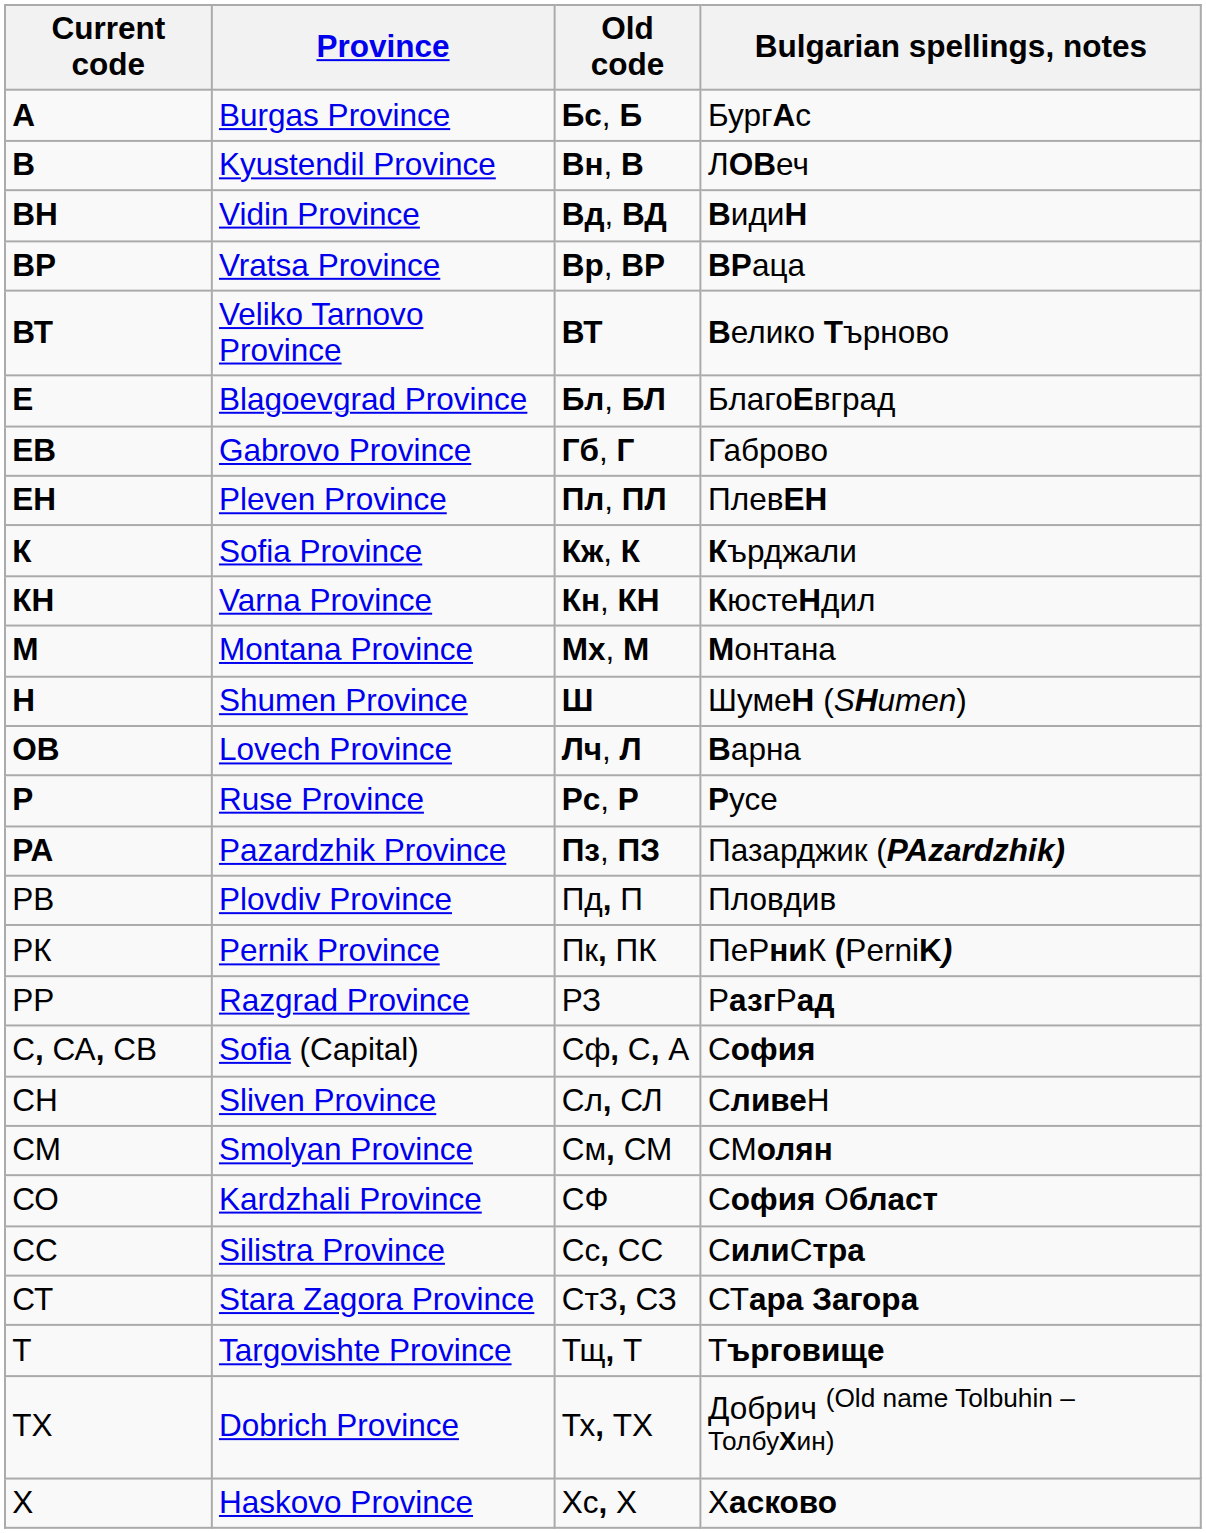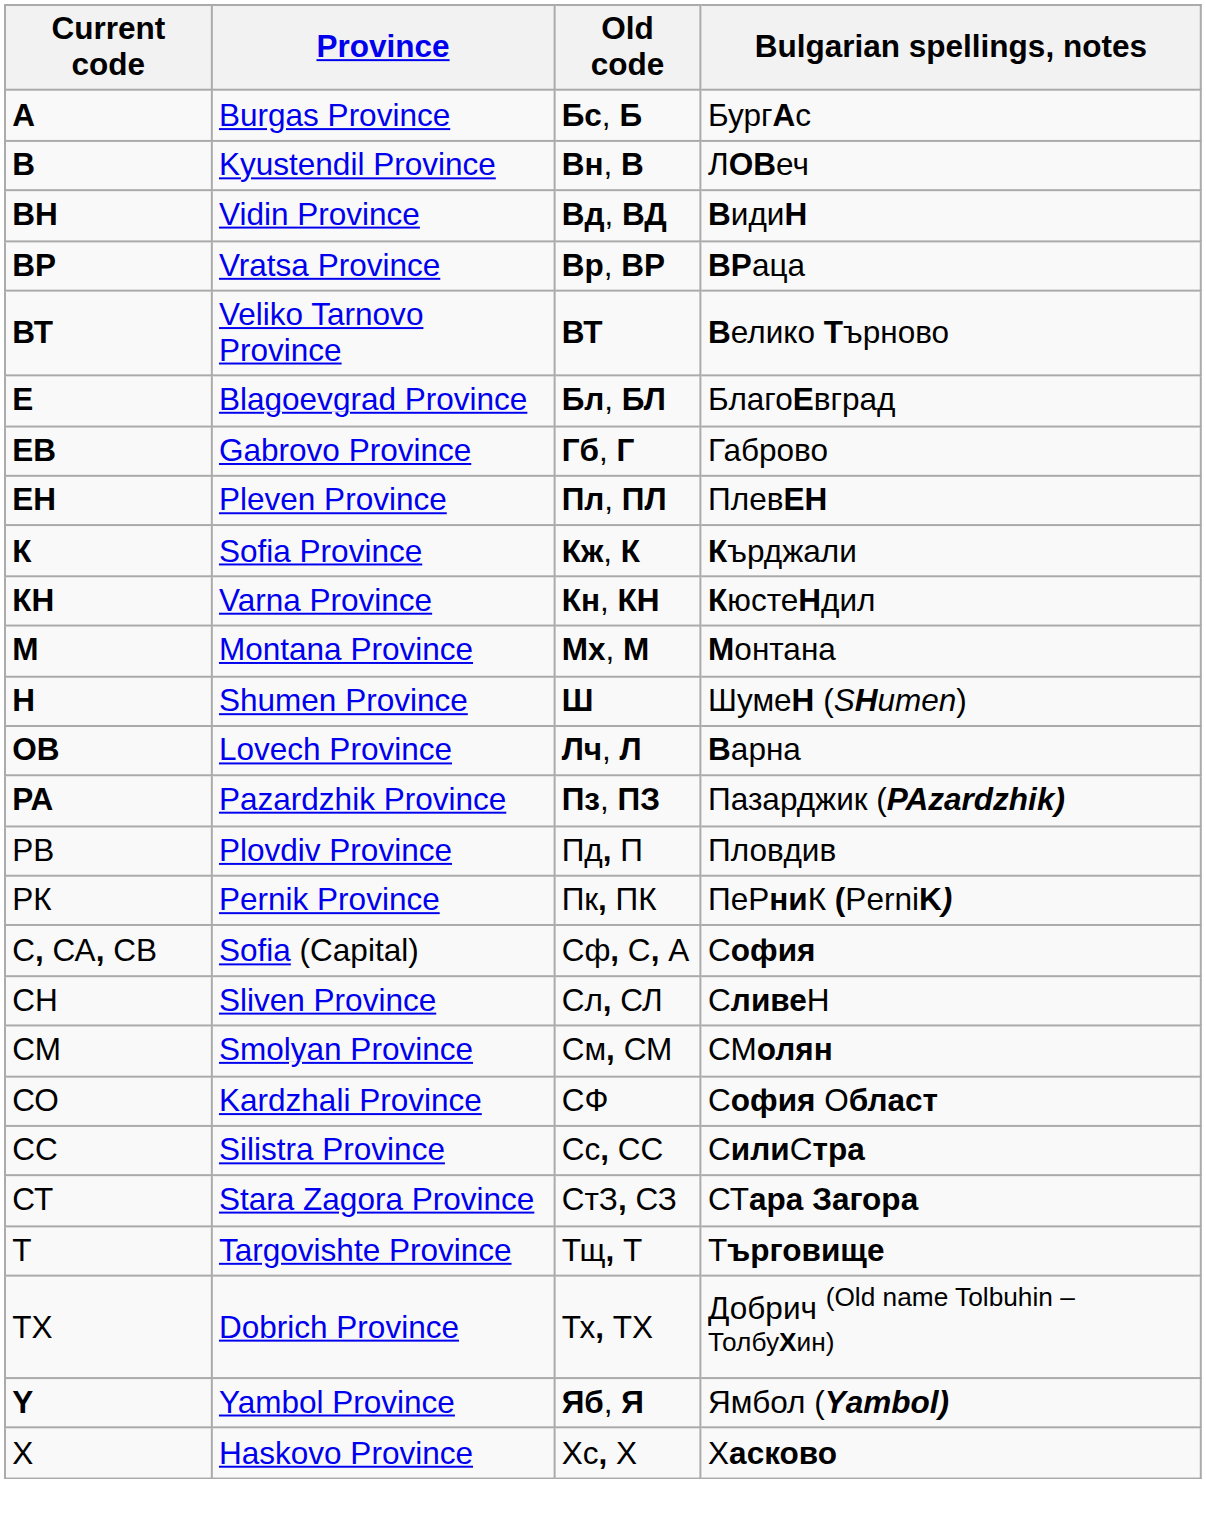- row: (23, 800)
- row: (33, 1000)
+ row: (23, 1402)
